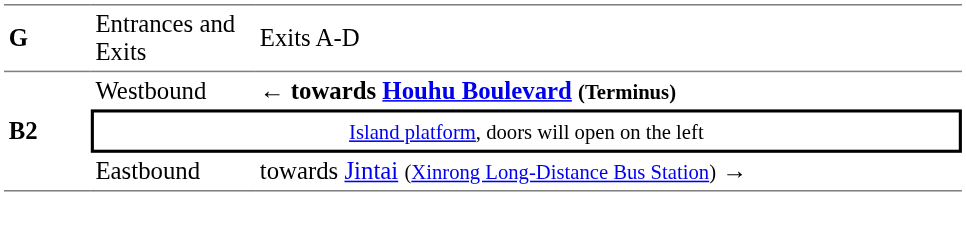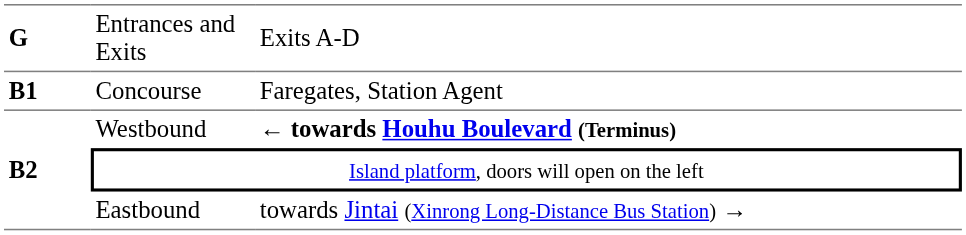+ row: (148, 90)
